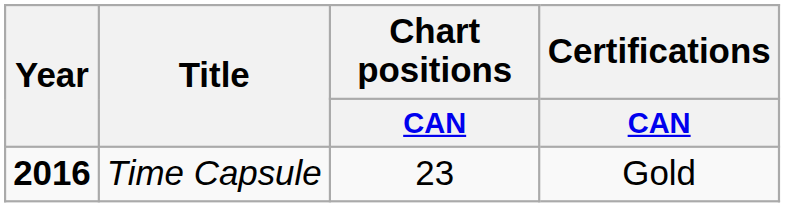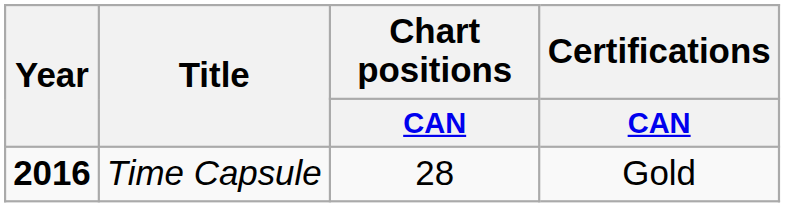(435, 173) 23 -> (435, 173) 28
